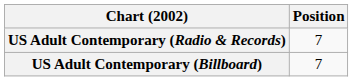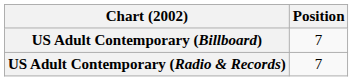rows swapped: (147, 64) <-> (147, 40)
